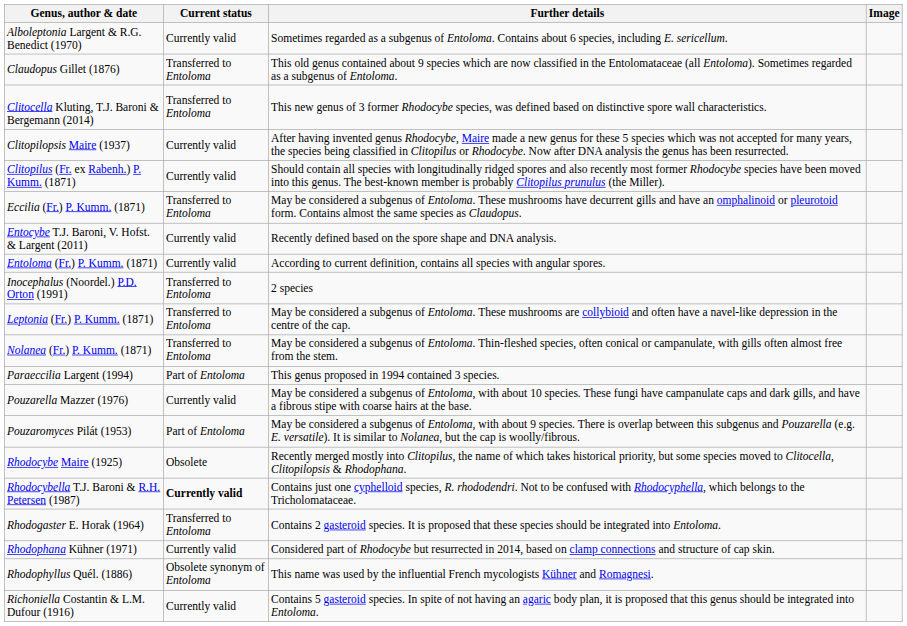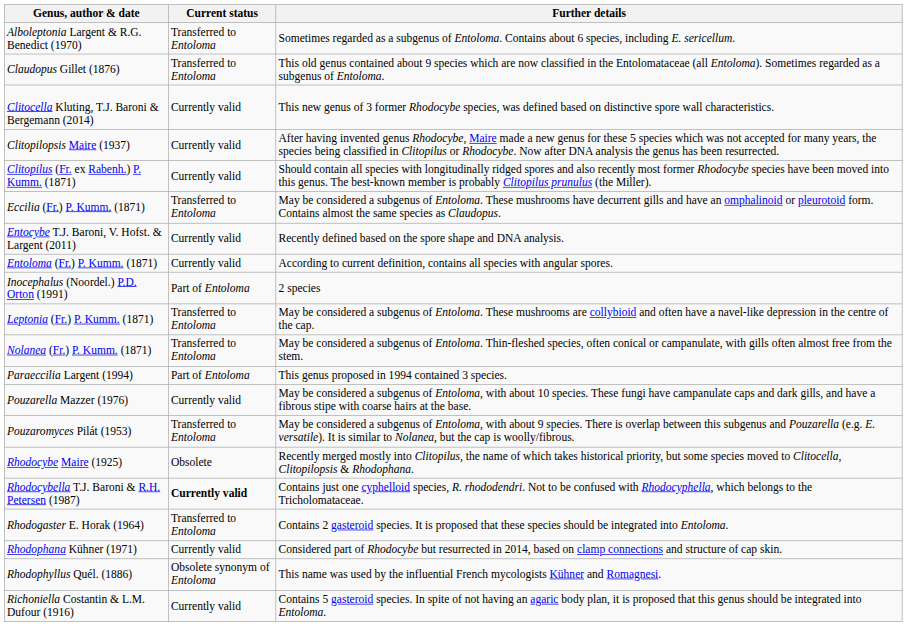- column: (884, 13)
(201, 38) Currently valid -> (204, 38) Transferred to Entoloma
(199, 107) Transferred to Entoloma -> (206, 107) Currently valid
(199, 288) Transferred to Entoloma -> (210, 288) Part of Entoloma
(205, 431) Part of Entoloma -> (204, 431) Transferred to Entoloma
